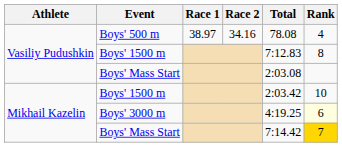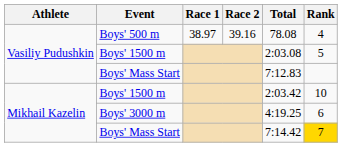(242, 34) 34.16 -> (242, 34) 39.16
(283, 54) 7:12.83 -> (283, 54) 2:03.08
(321, 54) 8 -> (321, 54) 5
(283, 73) 2:03.08 -> (283, 73) 7:12.83
(321, 113) lightyellow background -> (321, 113) no background
